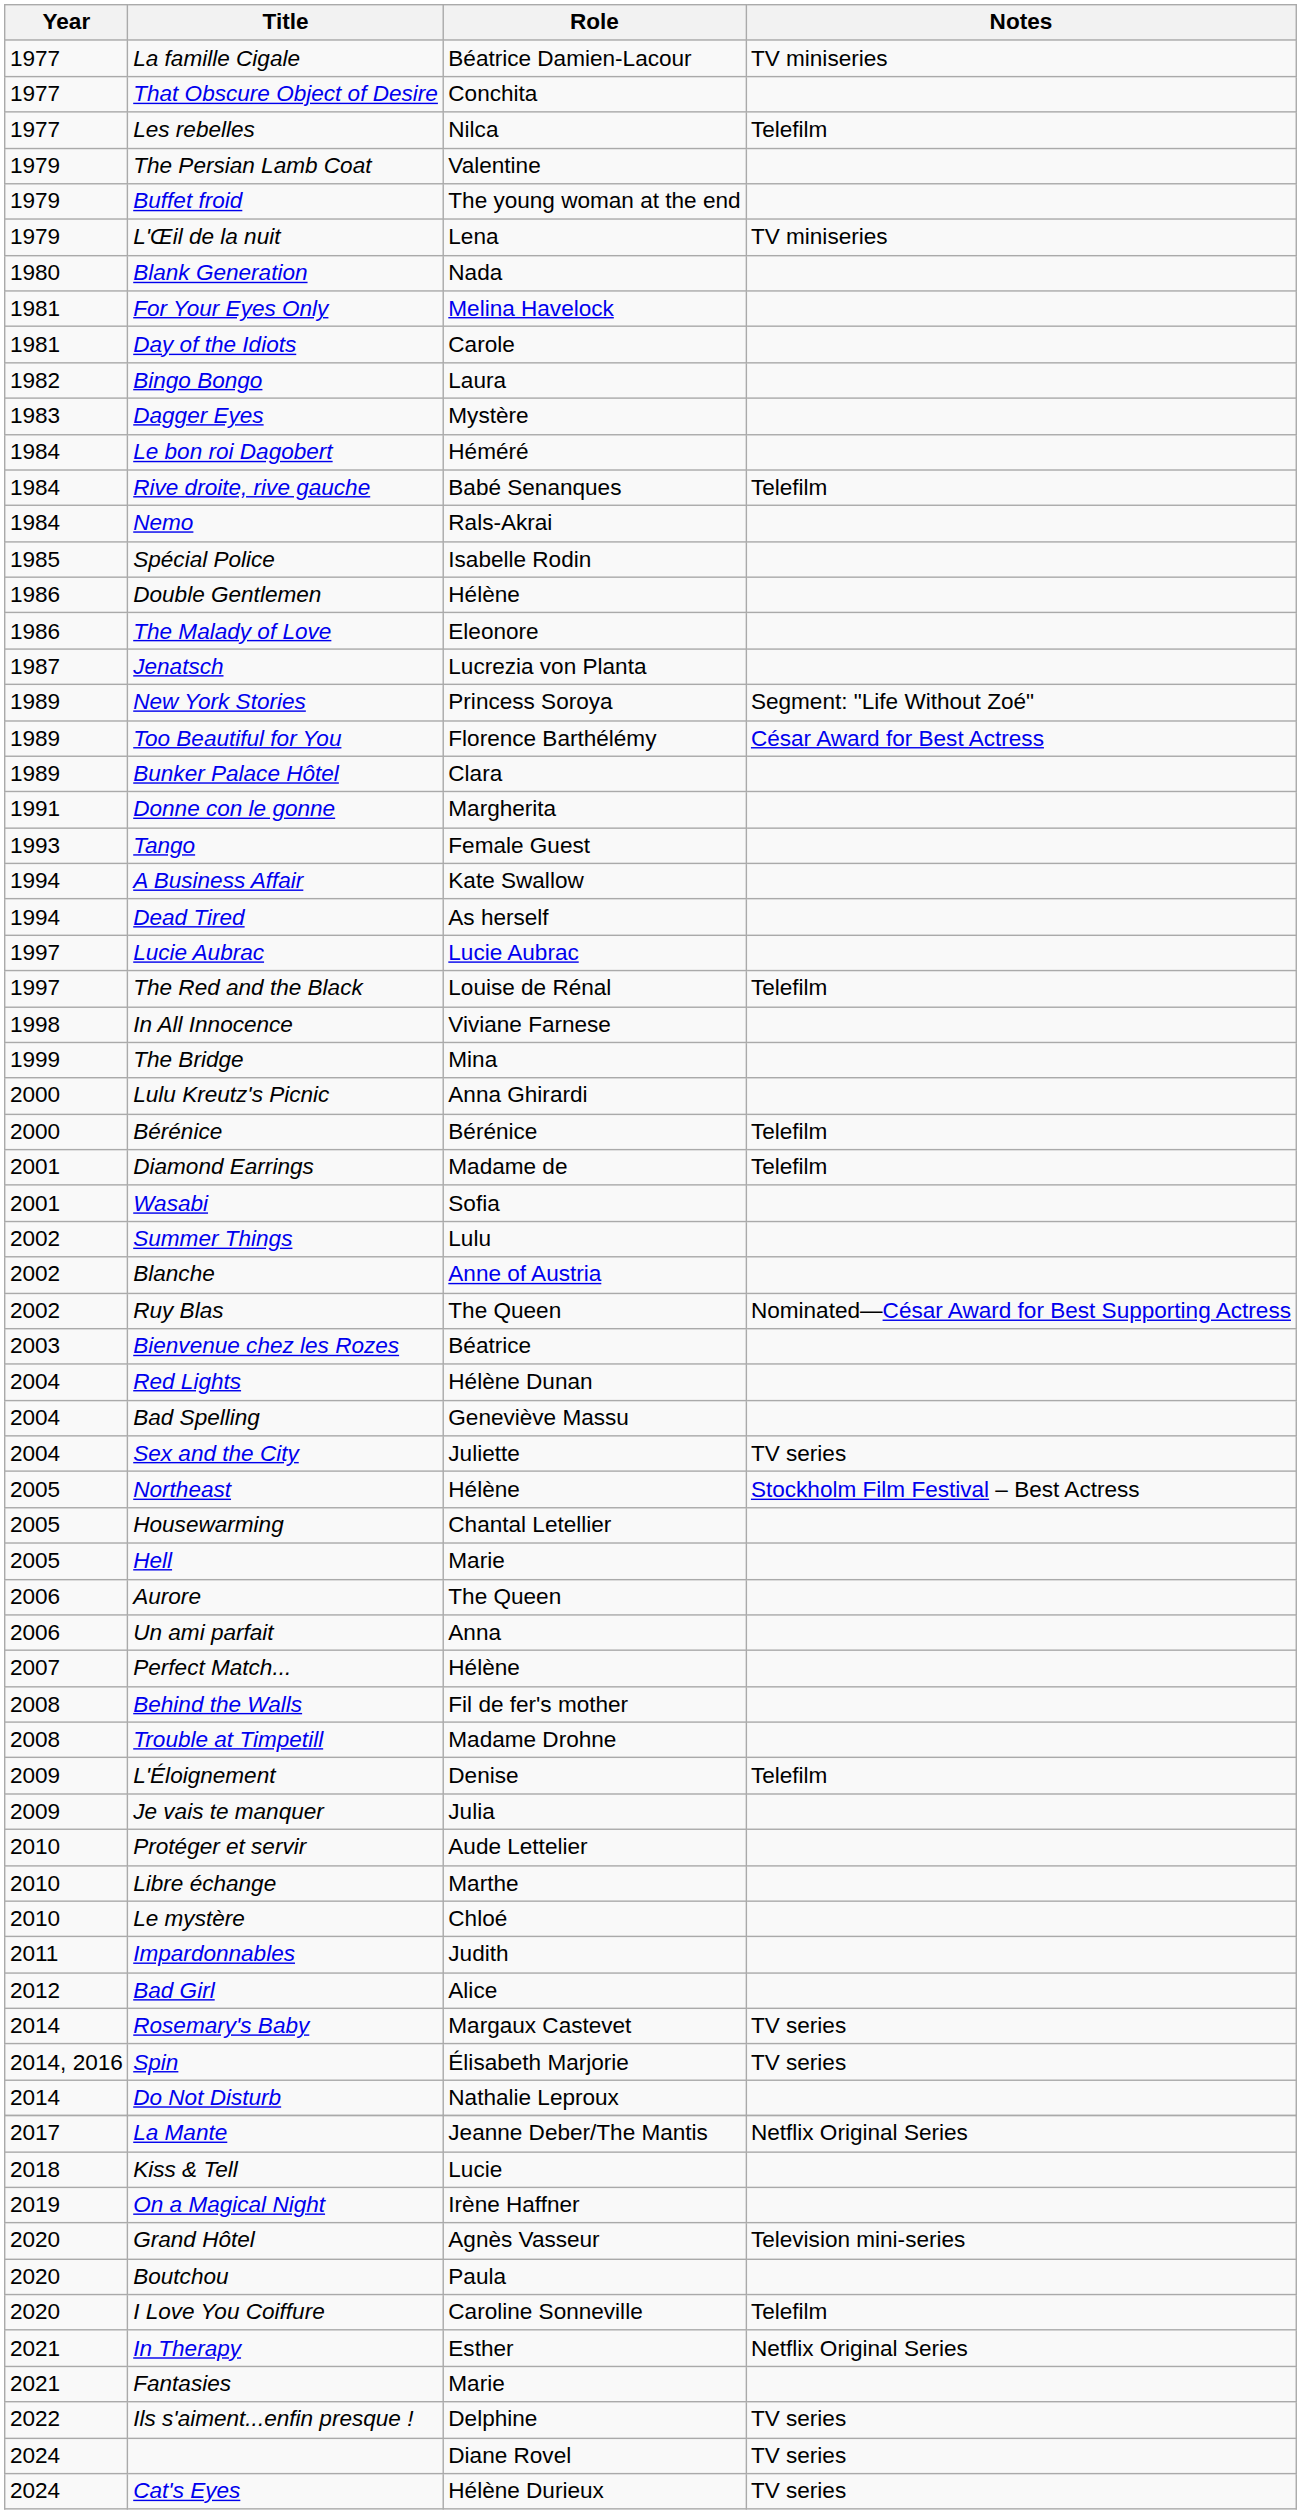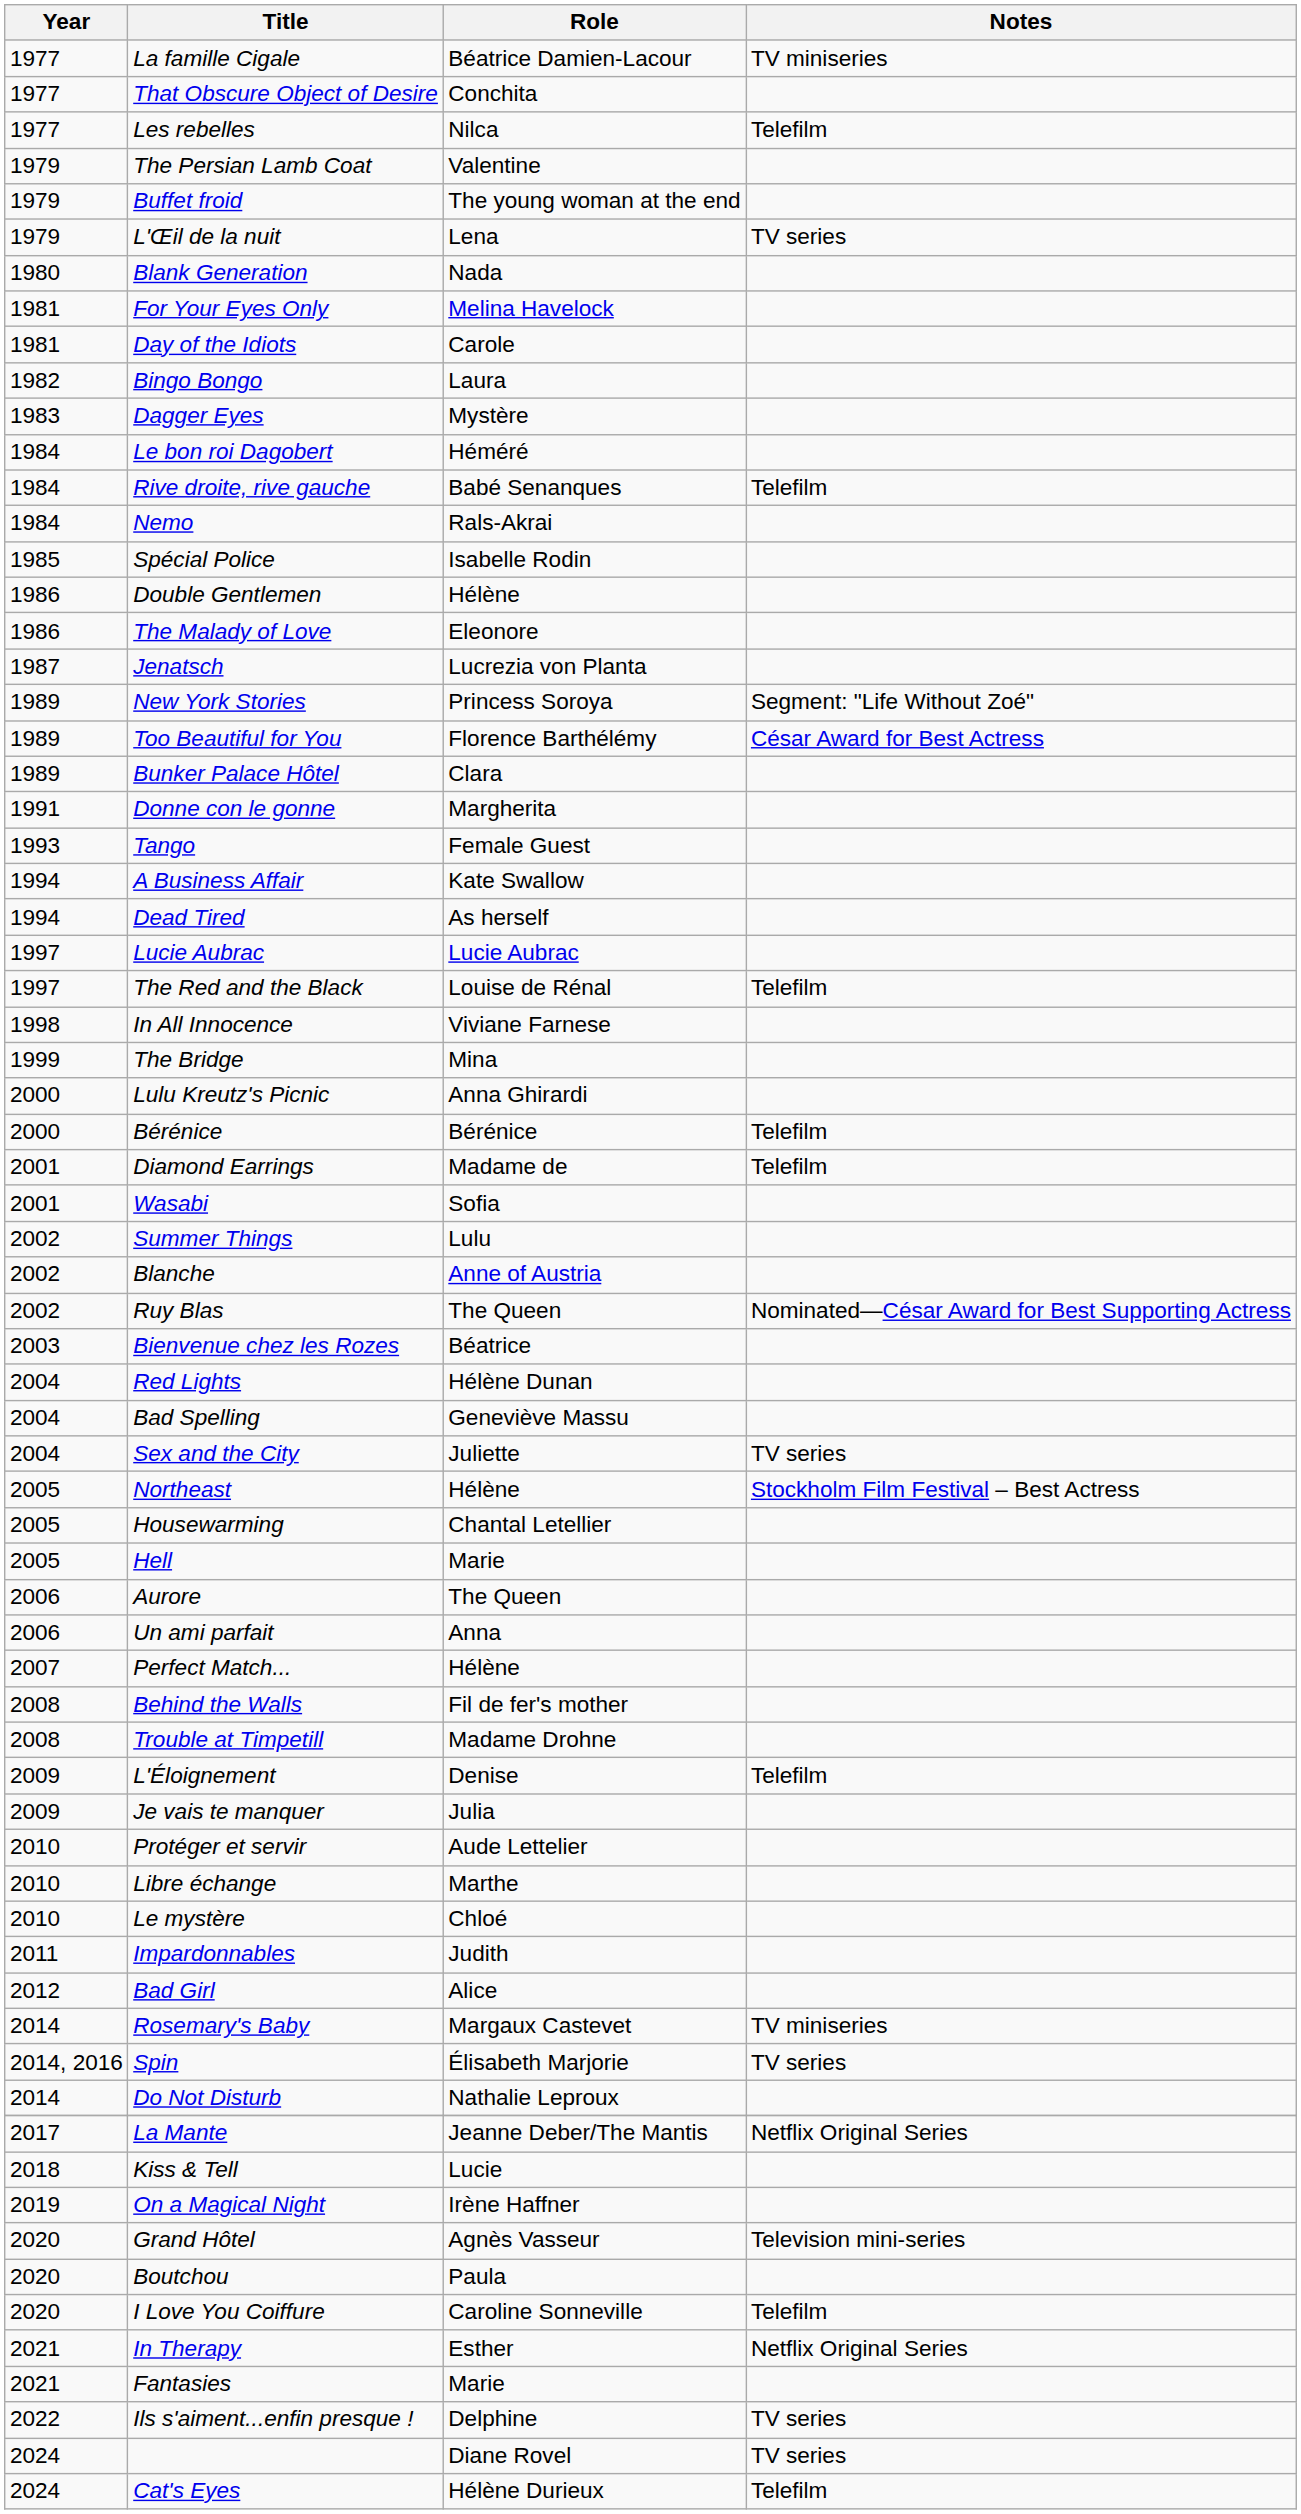(819, 237) TV miniseries -> (799, 237) TV series
(799, 2025) TV series -> (819, 2025) TV miniseries
(799, 2491) TV series -> (789, 2491) Telefilm
